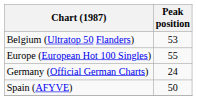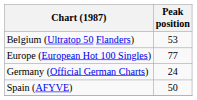(173, 55) 55 -> (173, 55) 77
